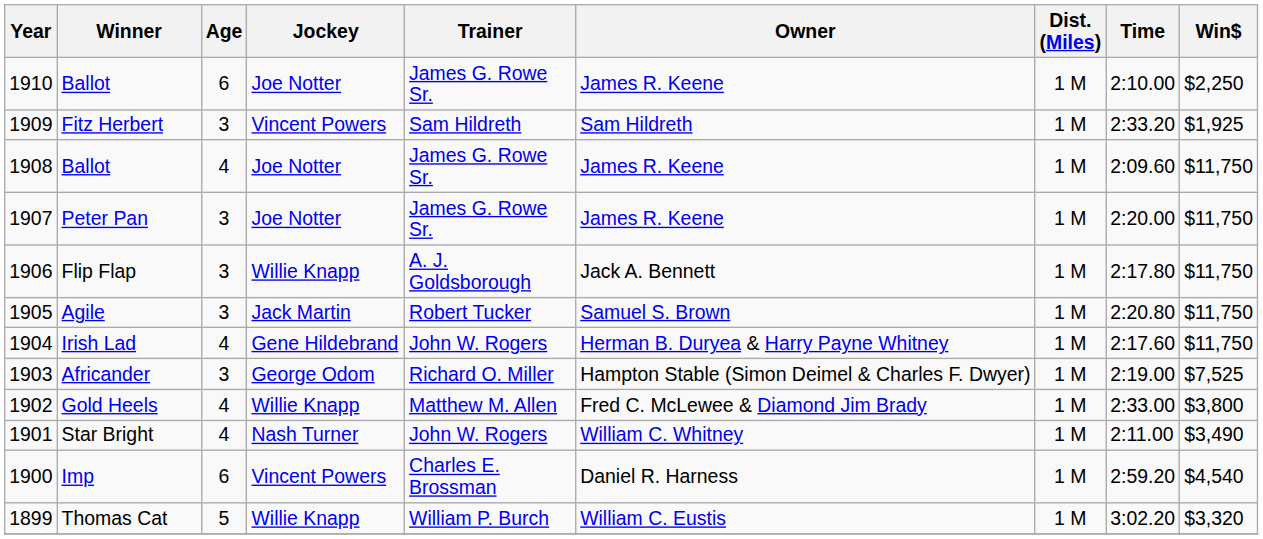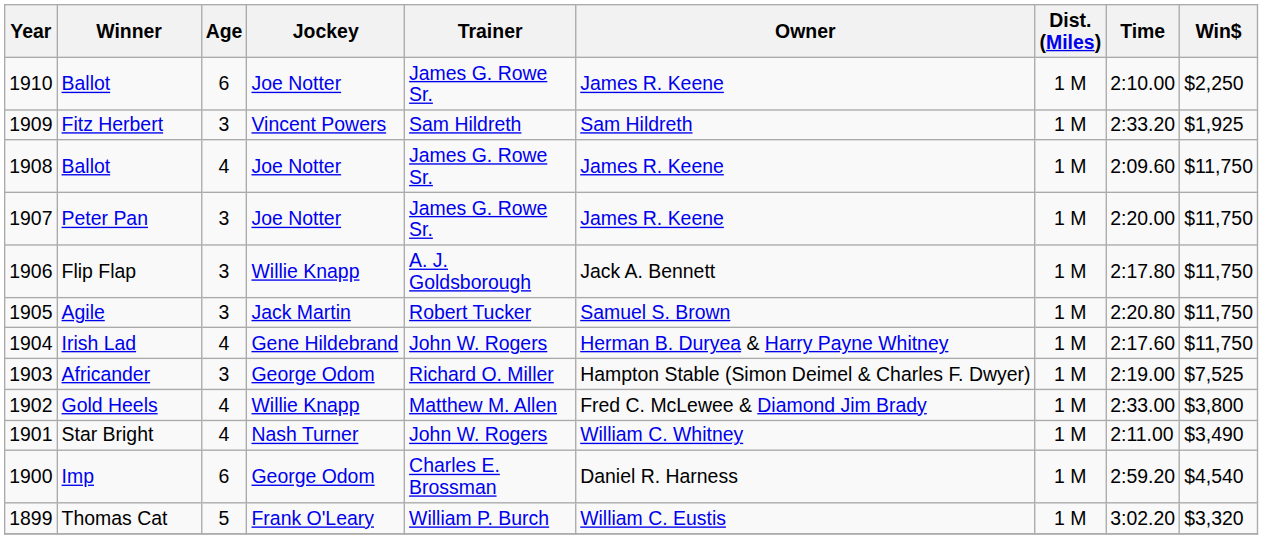(319, 477) Vincent Powers -> (313, 477) George Odom
(305, 519) Willie Knapp -> (313, 519) Frank O'Leary
